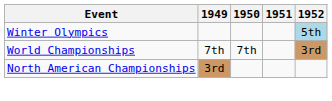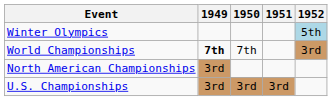(214, 50) normal -> (214, 50) bold
+ row: (68, 86)
